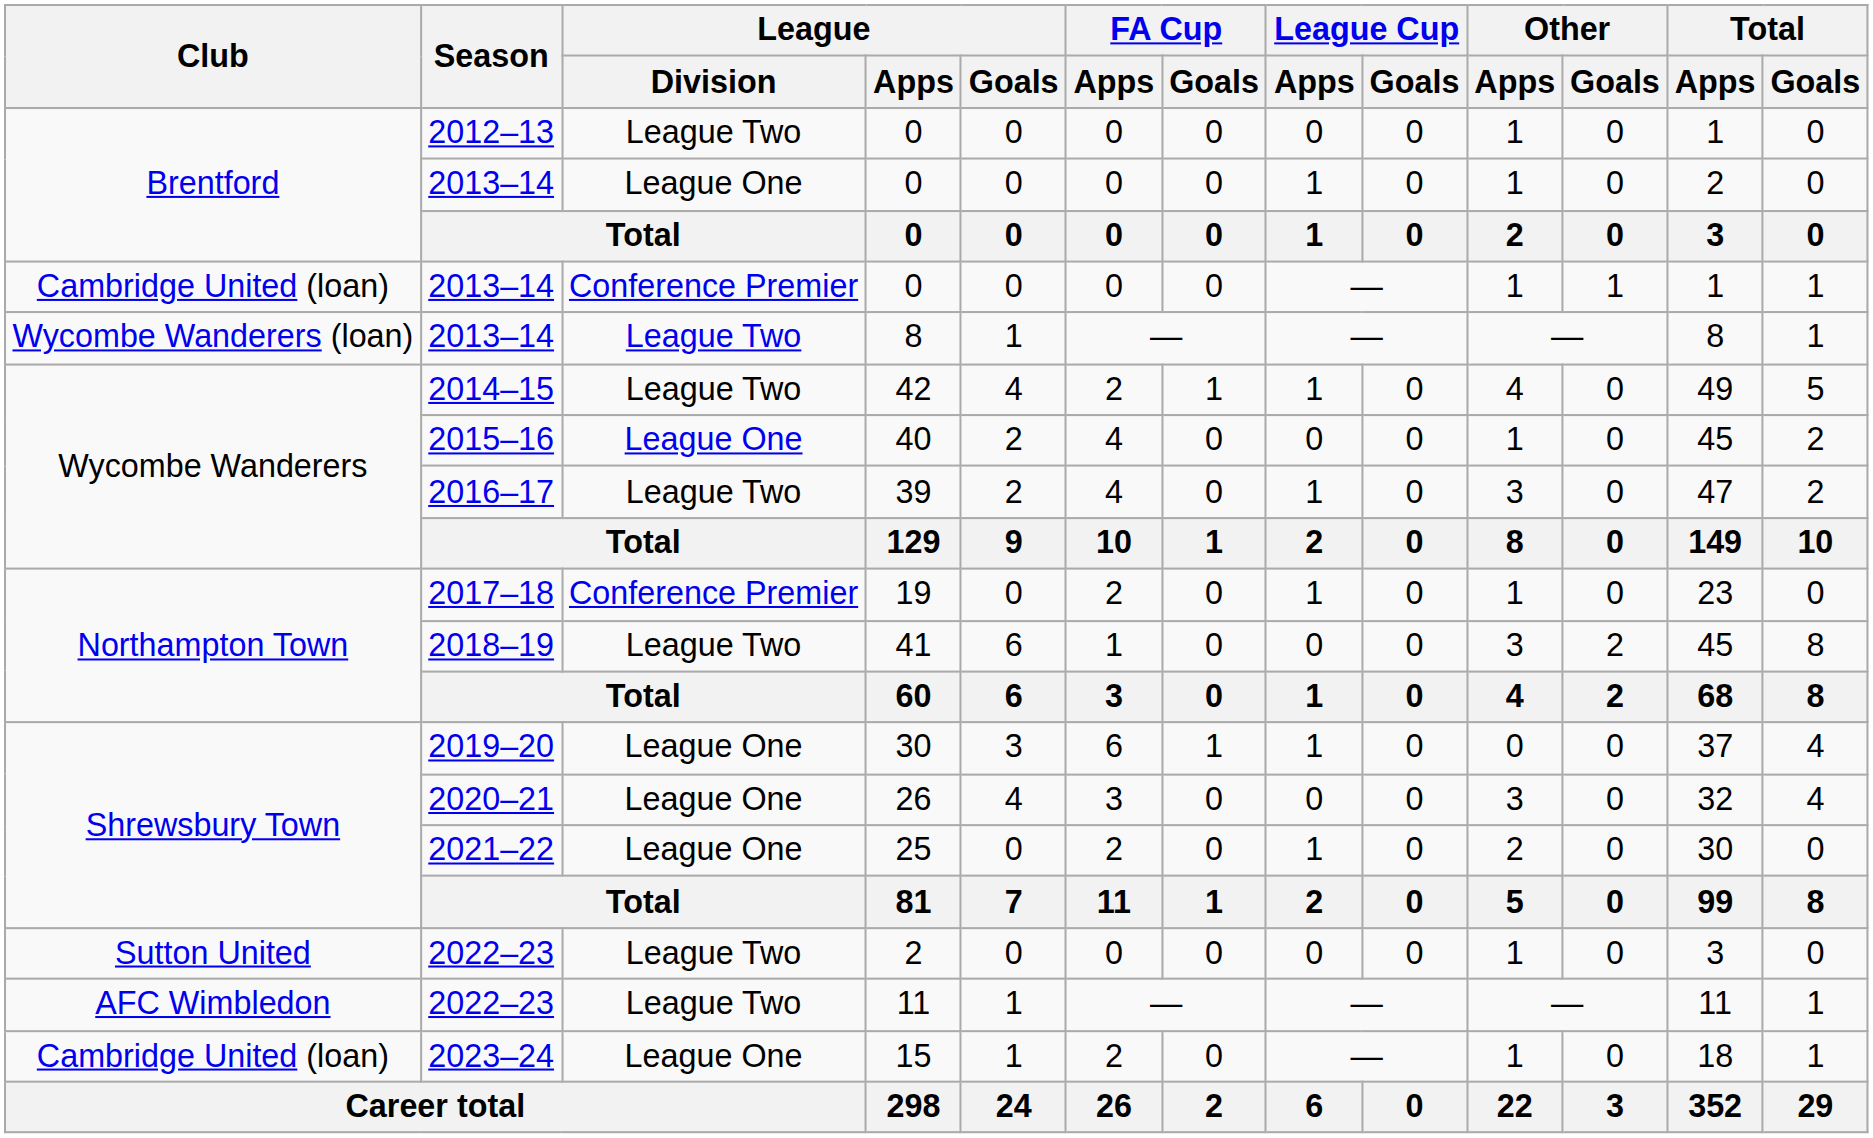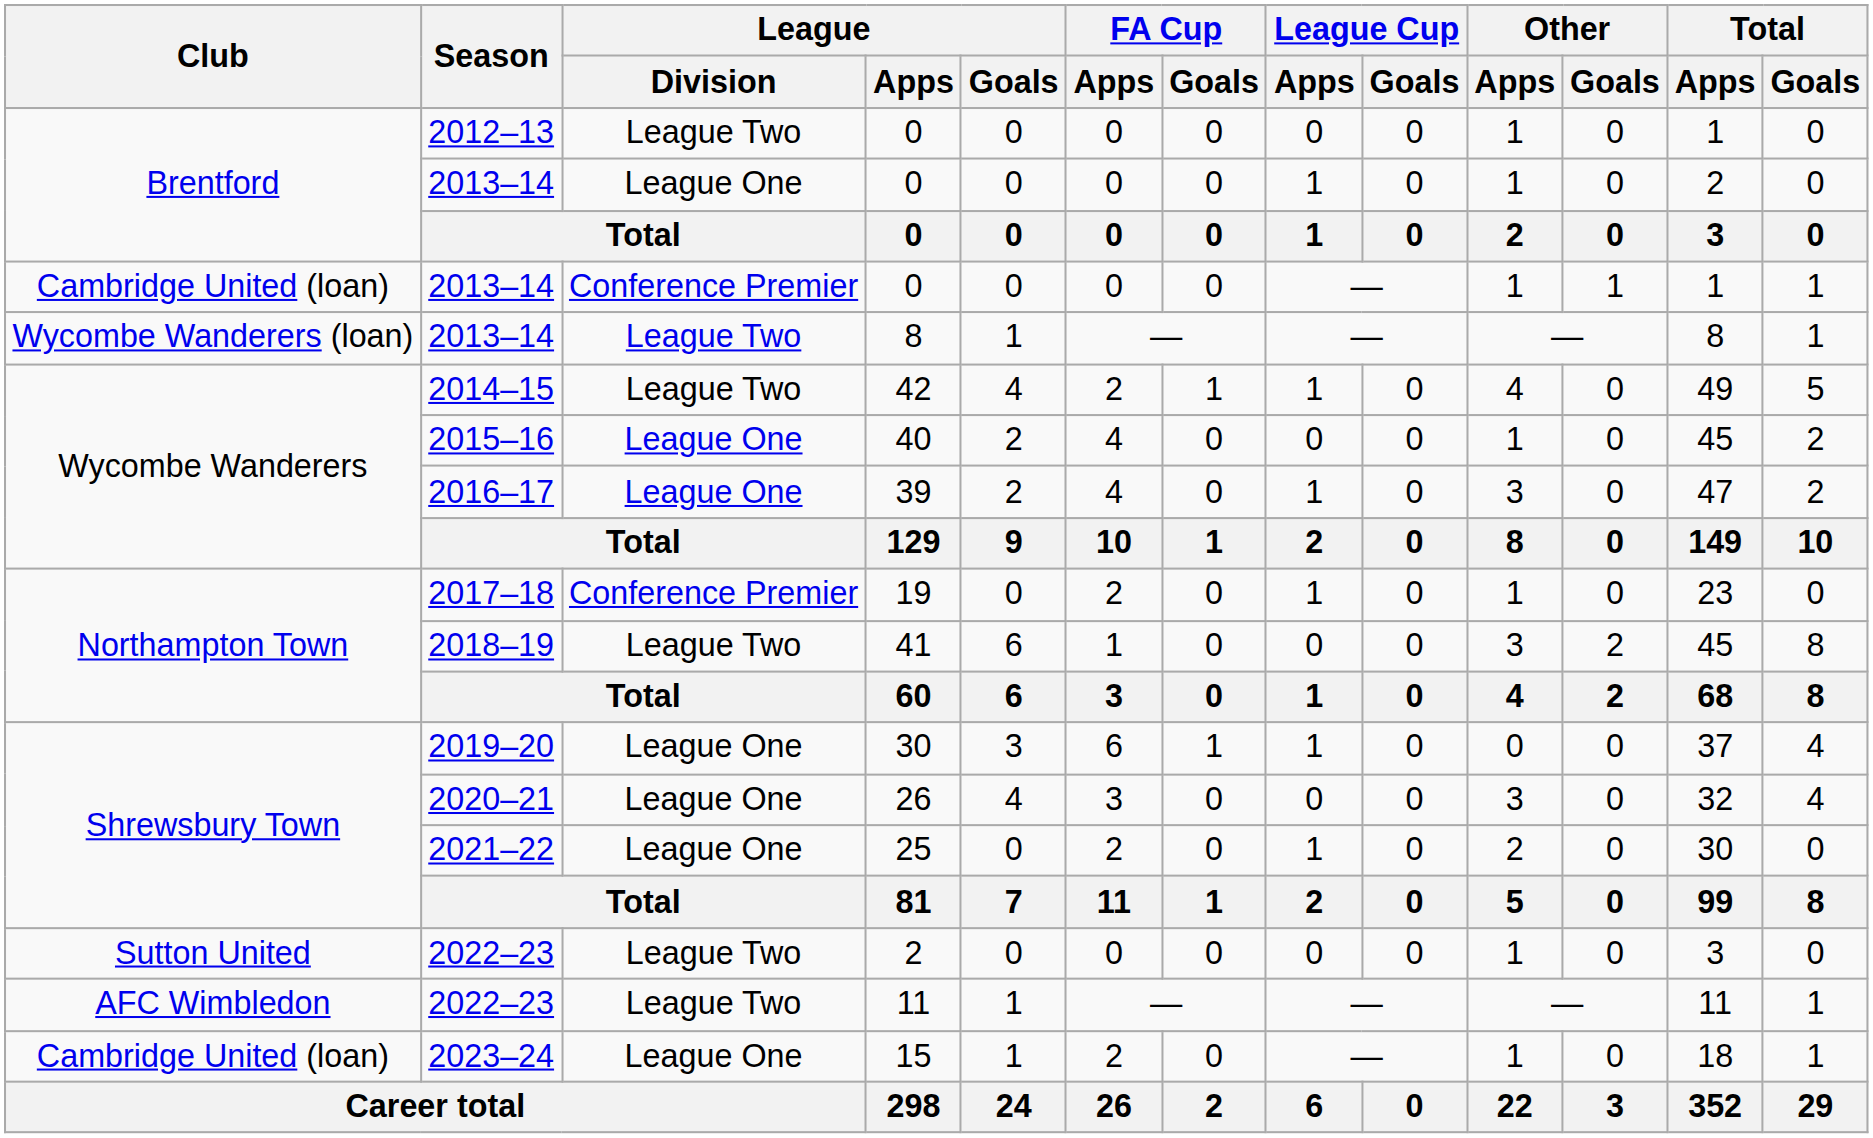(714, 491) League Two -> (714, 491) League One
